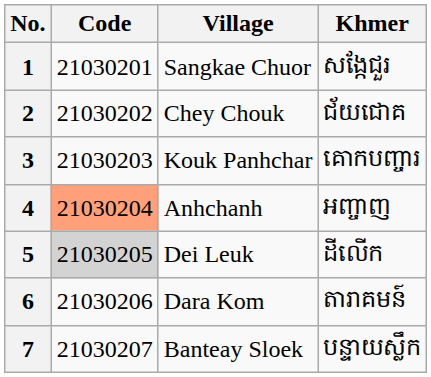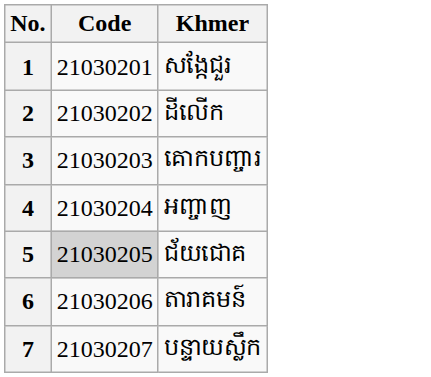- column: (238, 23)
(365, 111) ជ័យជោគ -> (194, 111) ដីលើក
(105, 207) lightsalmon background -> (105, 207) no background
(353, 252) ដីលើក -> (205, 252) ជ័យជោគ
